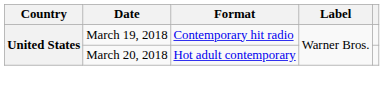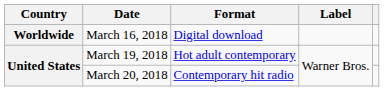+ row: (127, 34)
(234, 34) Contemporary hit radio -> (235, 55) Hot adult contemporary
(235, 55) Hot adult contemporary -> (234, 75) Contemporary hit radio
